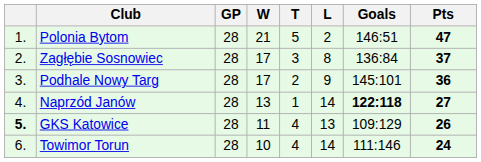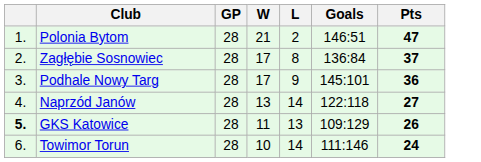- column: (295, 15)
(377, 102) bold -> (345, 102) normal
